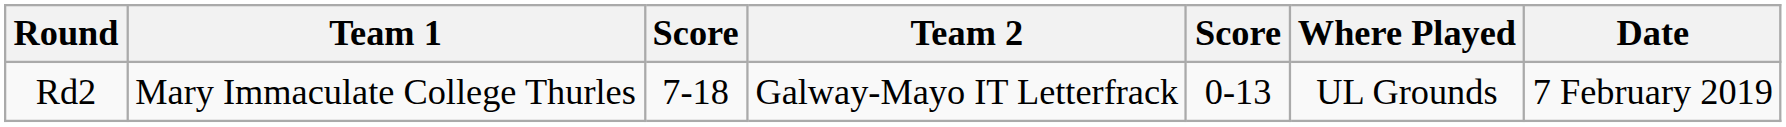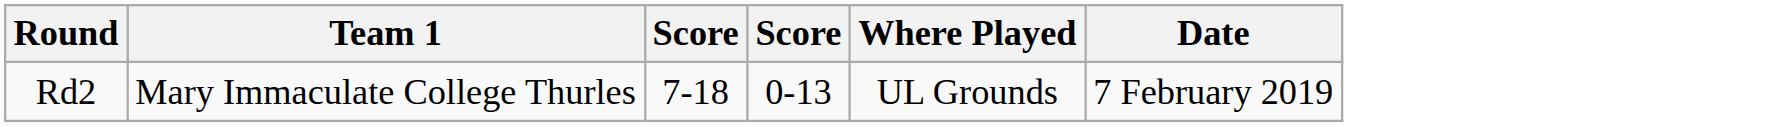- column: (967, 33)
